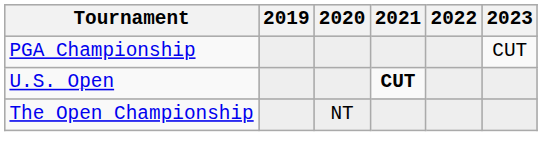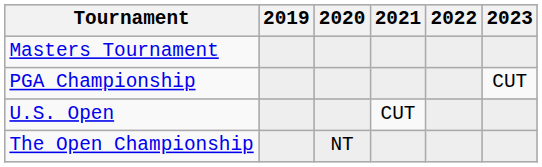+ row: (114, 52)
(398, 83) bold -> (398, 115) normal
